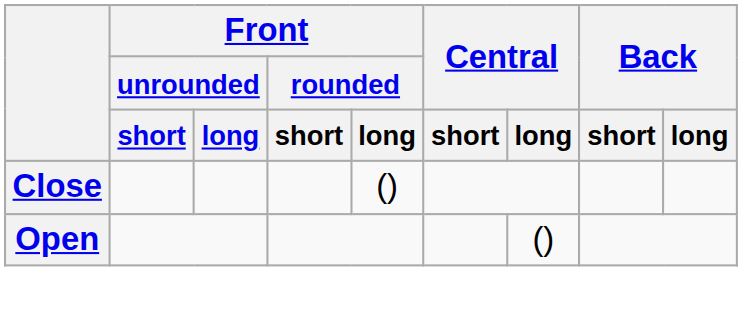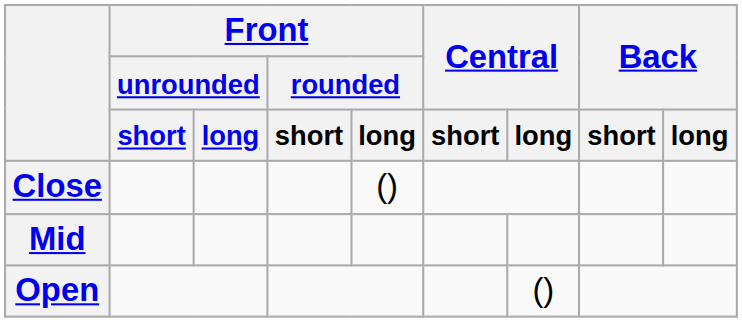+ row: (57, 238)
